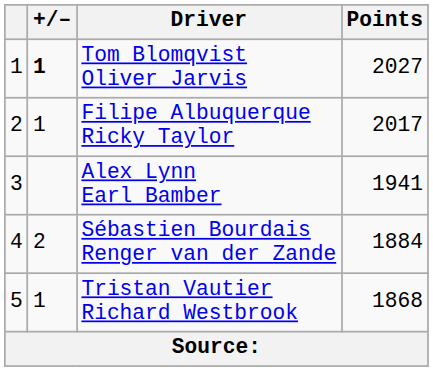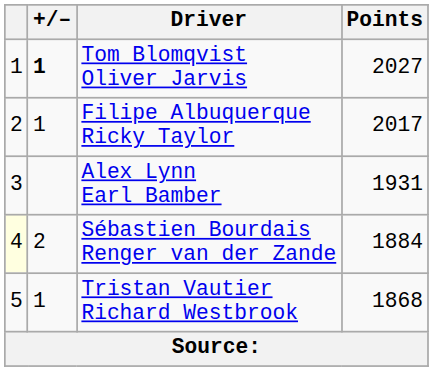(397, 185) 1941 -> (397, 185) 1931
(16, 244) no background -> (16, 244) lightyellow background
